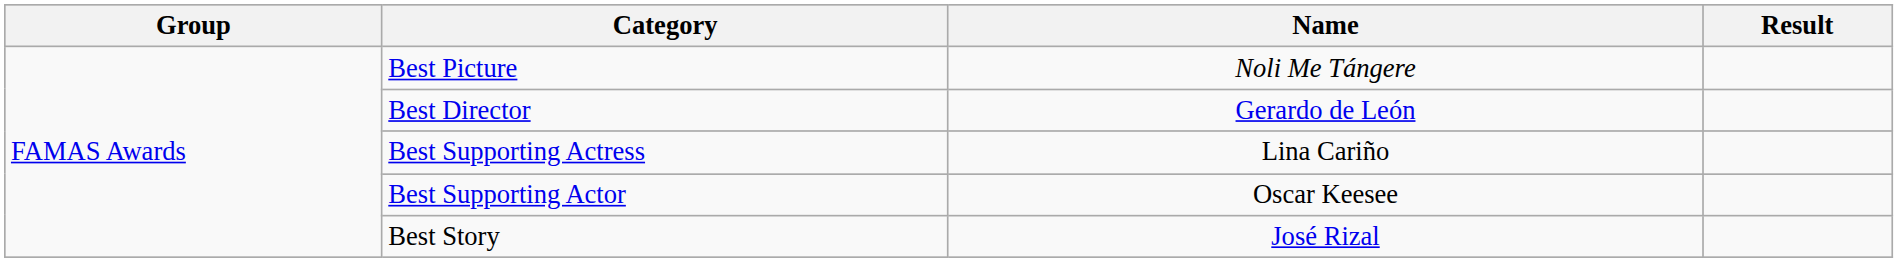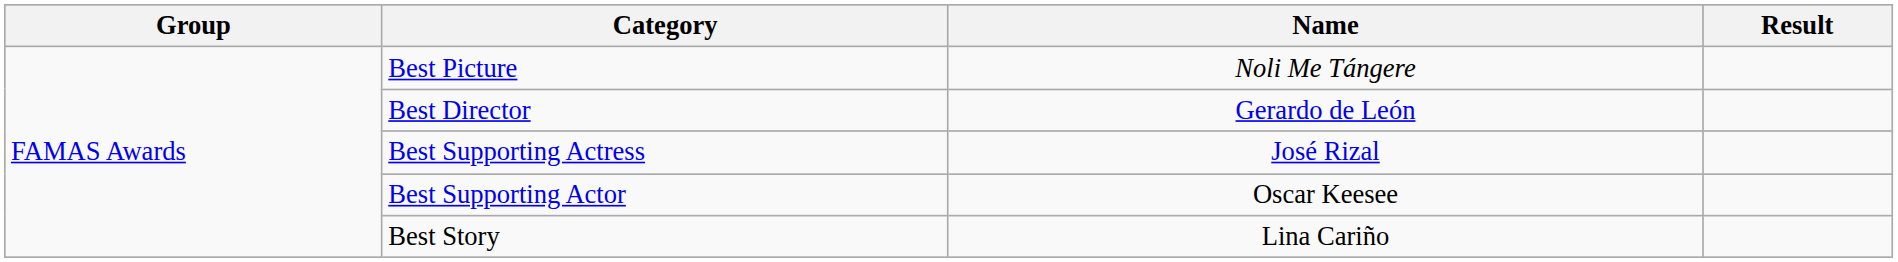(1326, 151) Lina Cariño -> (1326, 151) José Rizal
(1326, 236) José Rizal -> (1326, 236) Lina Cariño
